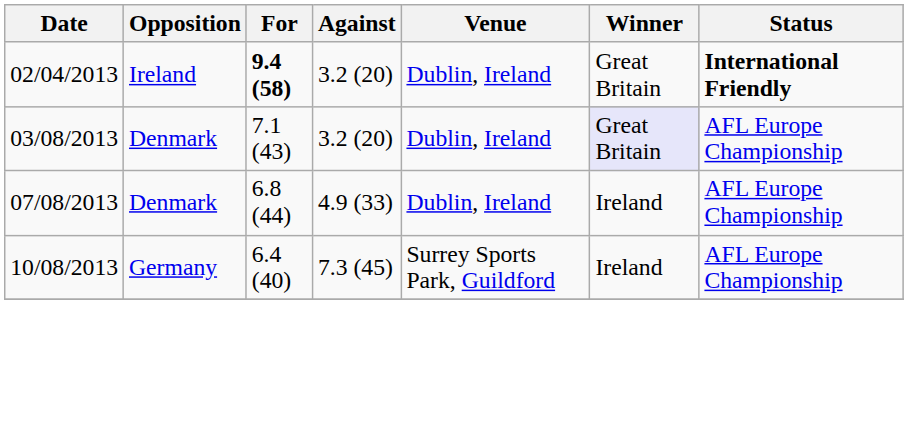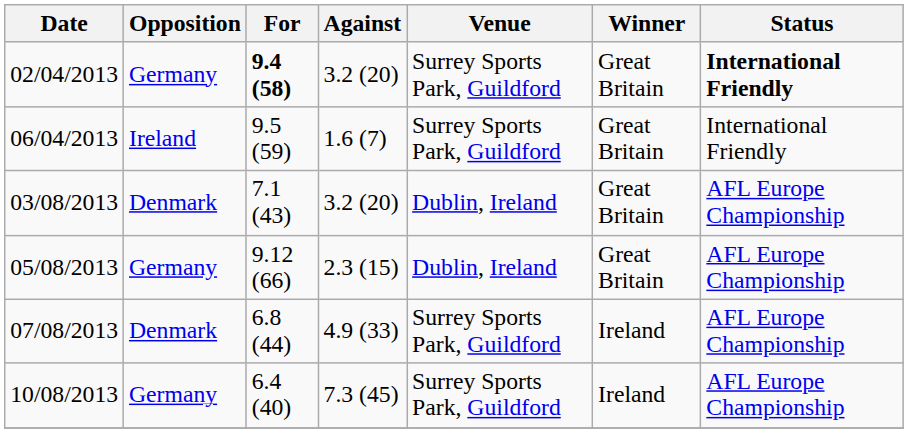(163, 74) Ireland -> (173, 74) Germany
(479, 74) Dublin, Ireland -> (486, 74) Surrey Sports Park, Guildford
+ row: (64, 138)
(628, 138) lavender background -> (631, 202) no background
+ row: (64, 266)
(479, 202) Dublin, Ireland -> (486, 330) Surrey Sports Park, Guildford
